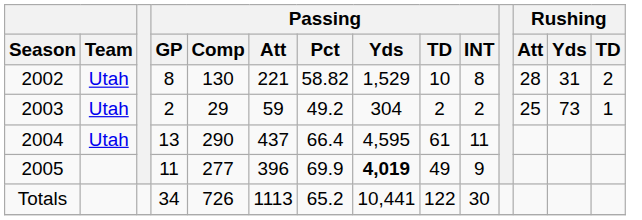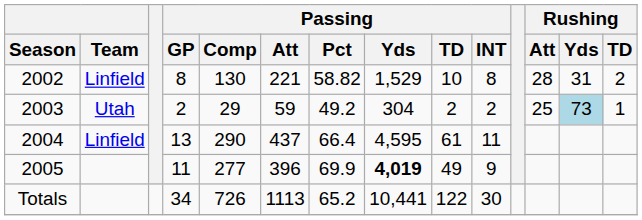(109, 79) Utah -> (115, 79) Linfield
(569, 109) no background -> (581, 109) lightblue background
(109, 139) Utah -> (115, 139) Linfield
